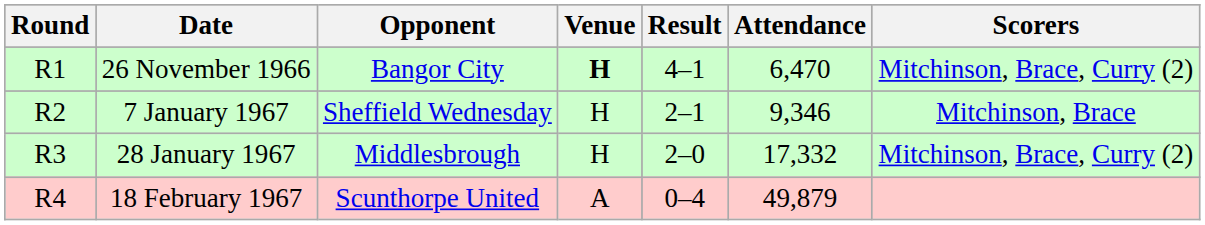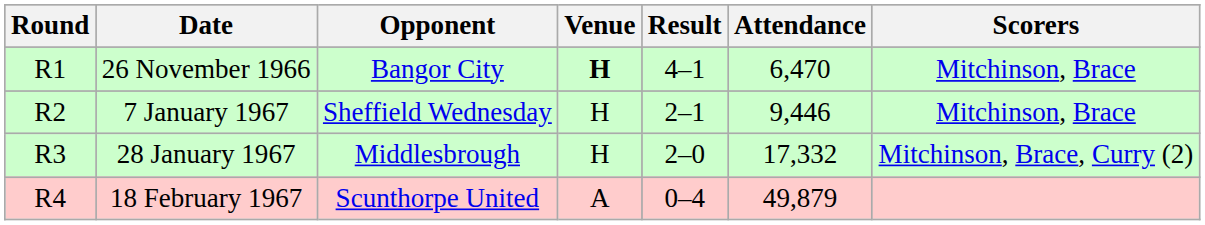(1036, 68) Mitchinson, Brace, Curry (2) -> (1036, 68) Mitchinson, Brace
(800, 111) 9,346 -> (800, 111) 9,446
